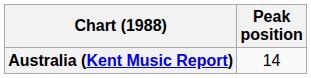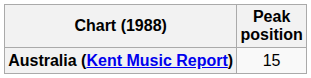(272, 60) 14 -> (272, 60) 15
